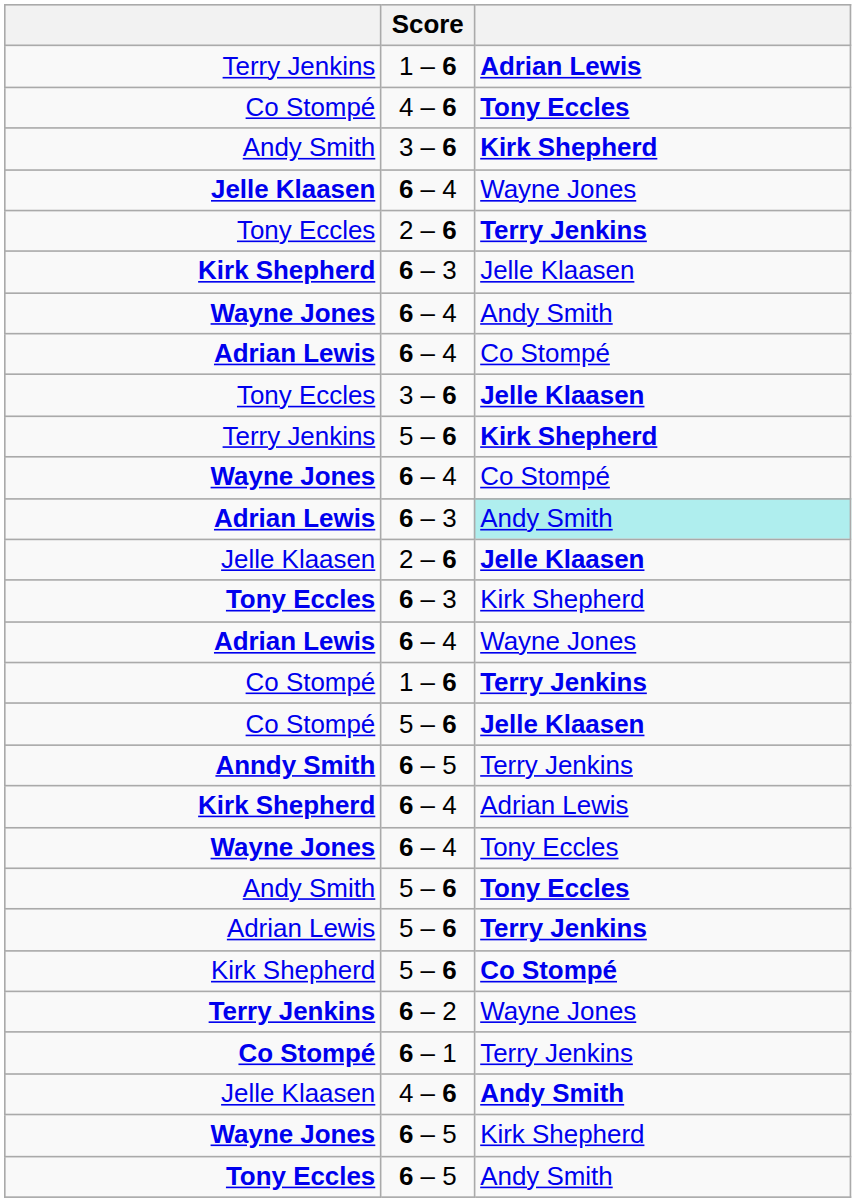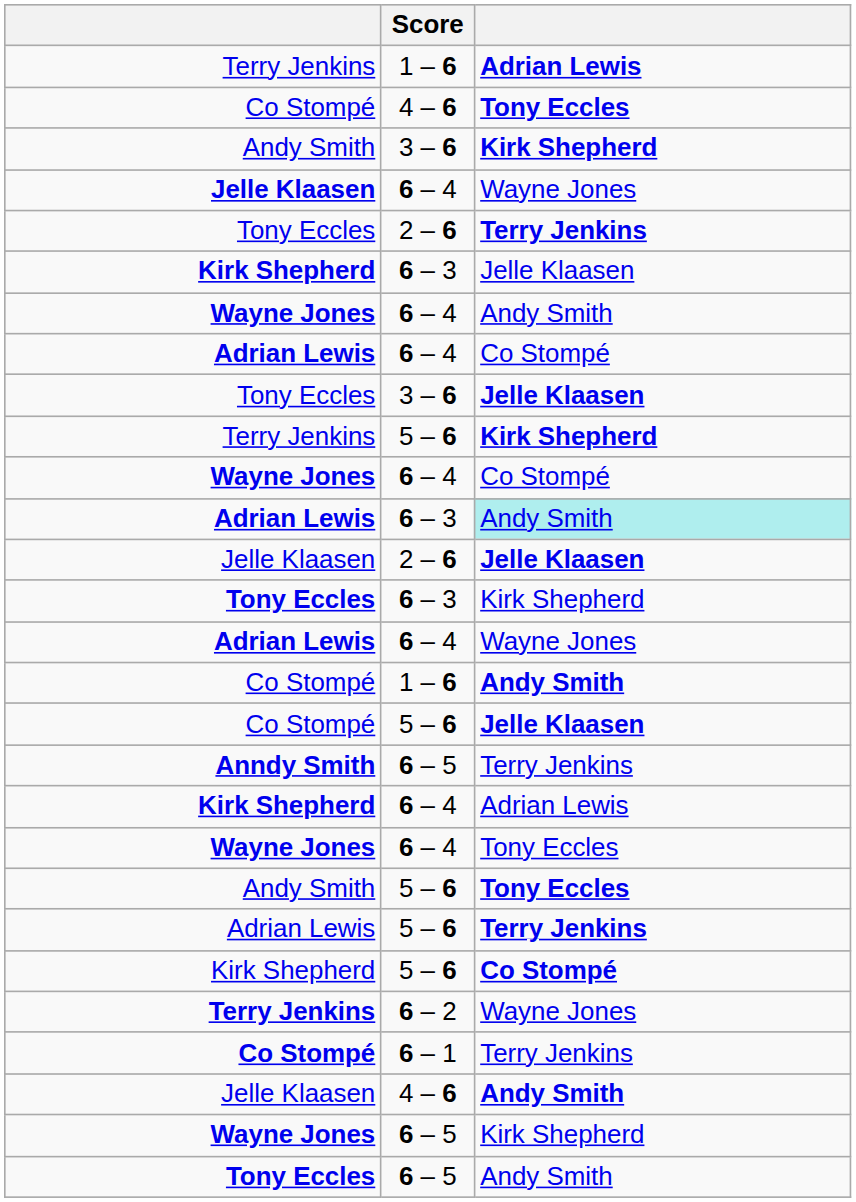(564, 682) Terry Jenkins -> (552, 682) Andy Smith
